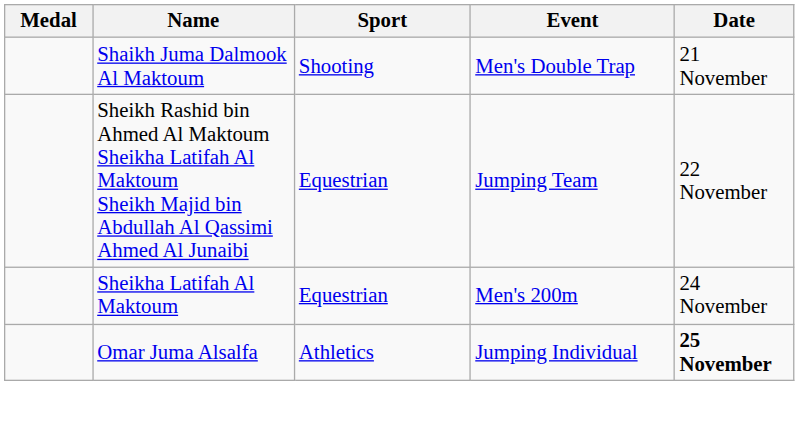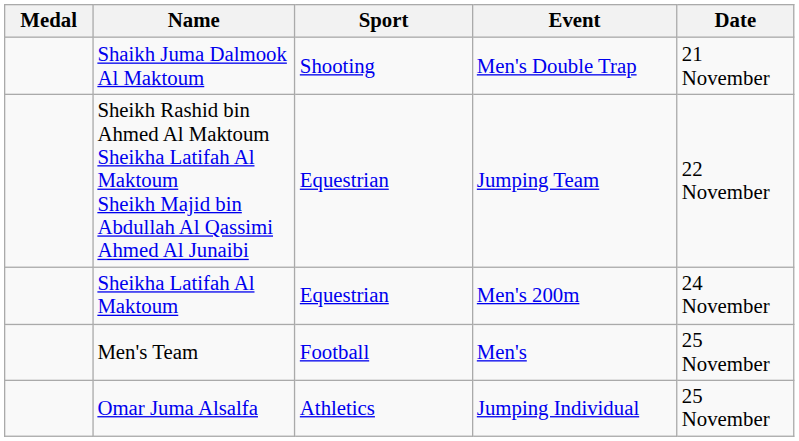+ row: (148, 351)
(726, 351) bold -> (726, 408) normal
